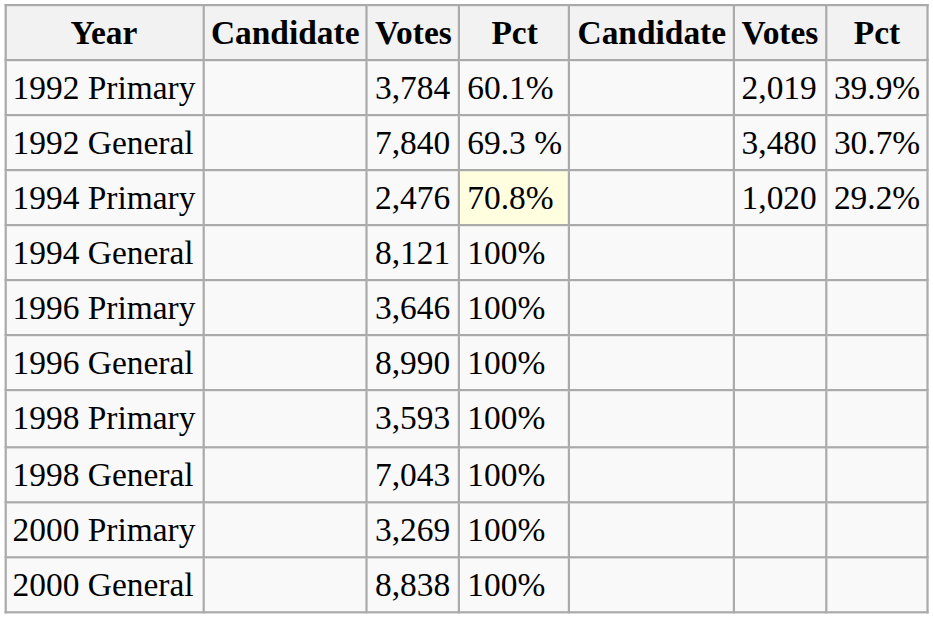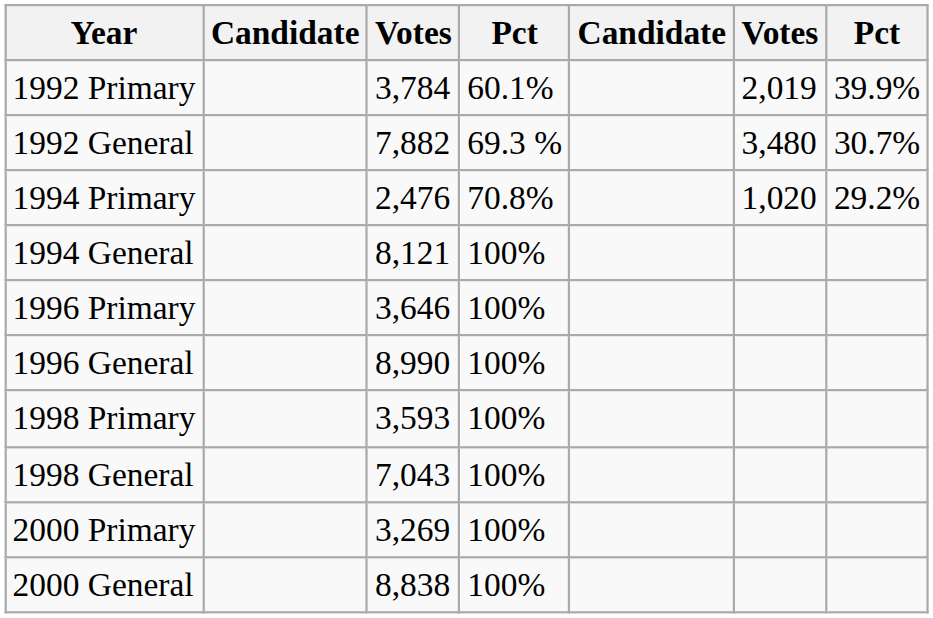(413, 142) 7,840 -> (413, 142) 7,882
(510, 197) lightyellow background -> (510, 197) no background
